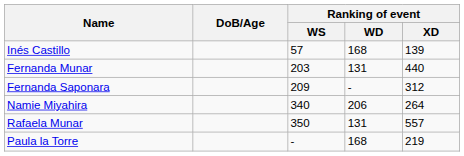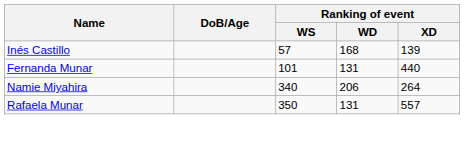(300, 69) 203 -> (288, 69) 101
- row: (58, 87)
- row: (43, 142)
